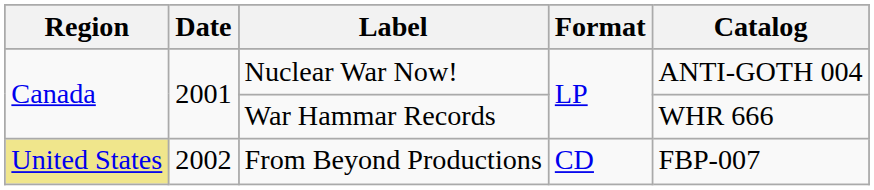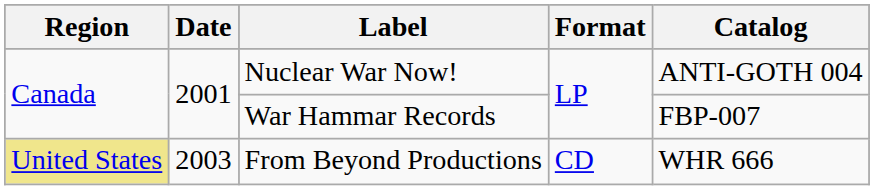(716, 116) WHR 666 -> (709, 116) FBP-007
(203, 160) 2002 -> (203, 160) 2003
(709, 160) FBP-007 -> (716, 160) WHR 666
